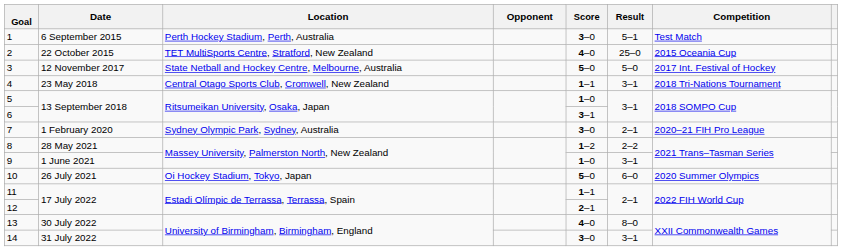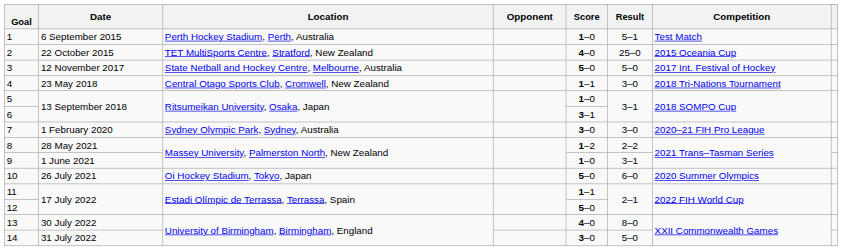(587, 37) 3–0 -> (587, 37) 1–0
(630, 84) 3–1 -> (630, 84) 3–0
(630, 130) 2–1 -> (630, 130) 3–0
(587, 207) 2–1 -> (587, 207) 5–0
(630, 238) 3–1 -> (630, 238) 5–0
